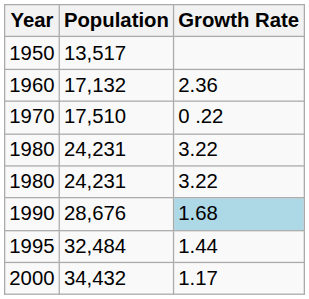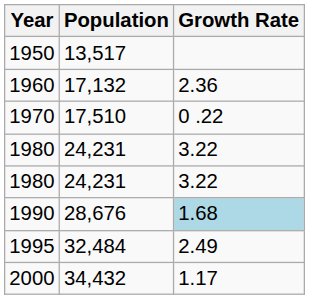(198, 246) 1.44 -> (198, 246) 2.49
